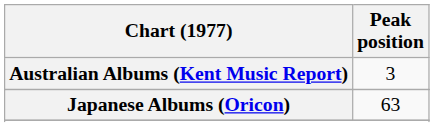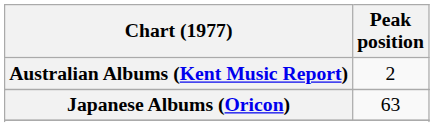(391, 73) 3 -> (391, 73) 2
